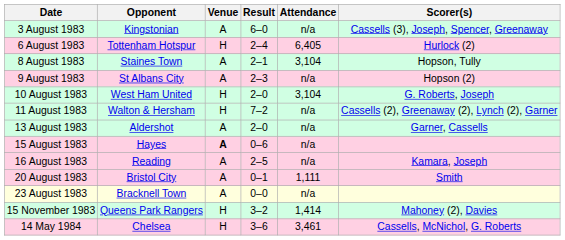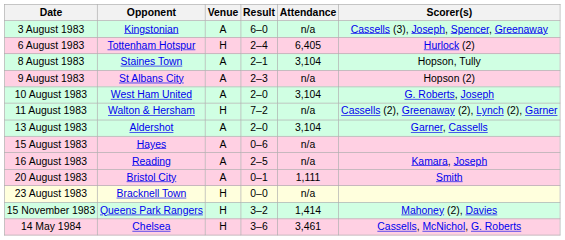(223, 95) H -> (223, 95) A
(308, 128) n/a -> (308, 128) 3,104
(223, 144) bold -> (223, 144) normal
(223, 194) A -> (223, 194) H
